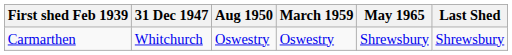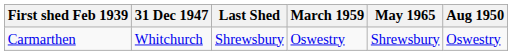columns swapped: (244, 15) <-> (470, 15)
